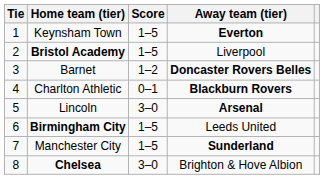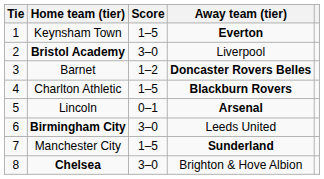(148, 51) 1–5 -> (148, 51) 3–0
(148, 89) 0–1 -> (148, 89) 1–5
(148, 108) 3–0 -> (148, 108) 0–1
(148, 127) 1–5 -> (148, 127) 3–0
